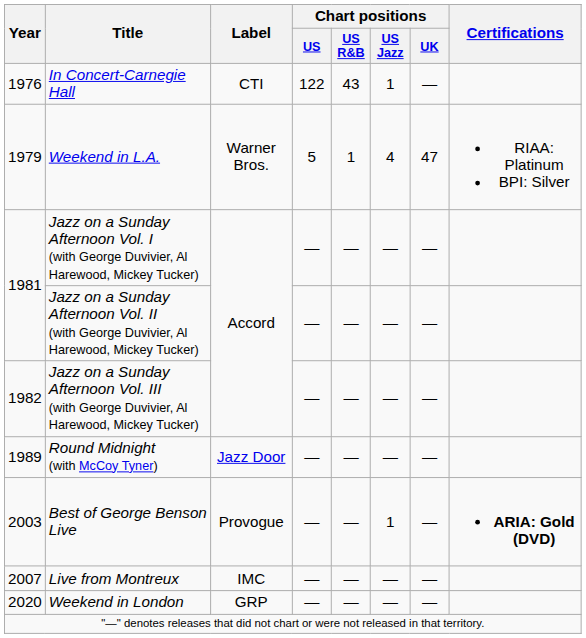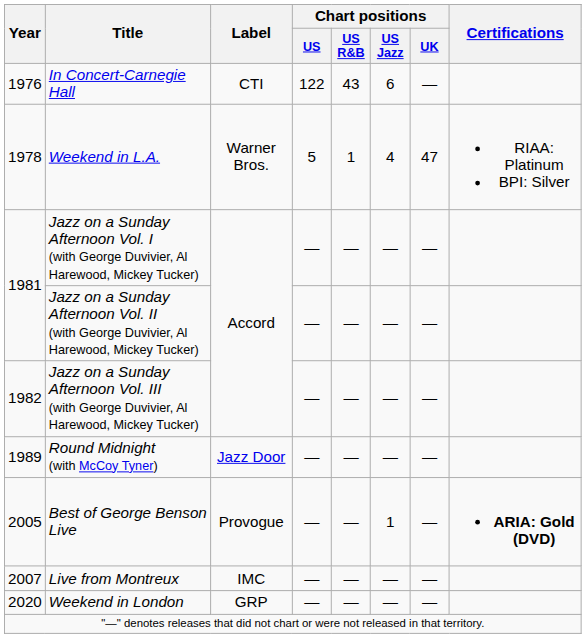(390, 83) 1 -> (390, 83) 6
(25, 157) 1979 -> (25, 157) 1978
(25, 521) 2003 -> (25, 521) 2005
